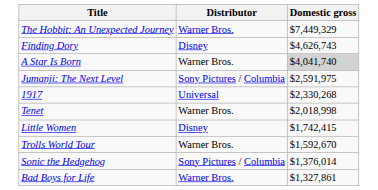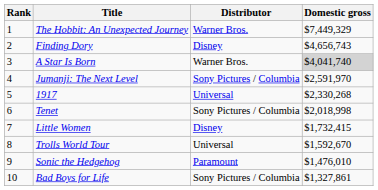+ column: (19, 12)
(313, 45) $4,626,743 -> (328, 45) $4,656,743
(313, 78) $2,591,975 -> (328, 78) $2,591,970
(206, 111) Warner Bros. -> (246, 111) Sony Pictures / Columbia
(313, 128) $1,742,415 -> (328, 128) $1,732,415
(206, 144) Warner Bros. -> (213, 144) Universal
(232, 161) Sony Pictures / Columbia -> (215, 161) Paramount
(313, 161) $1,376,014 -> (328, 161) $1,476,010
(206, 177) Warner Bros. -> (246, 177) Sony Pictures / Columbia
